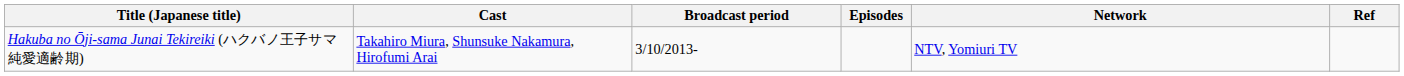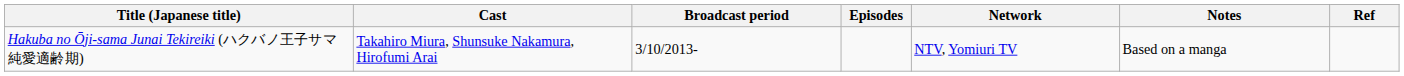+ column: (1224, 15)
